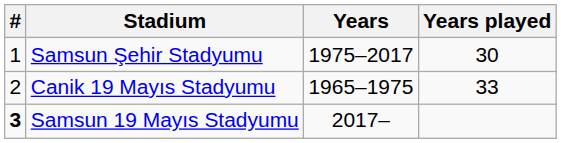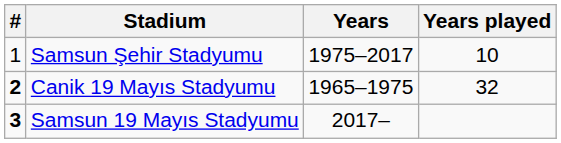(487, 54) 30 -> (487, 54) 10
(15, 87) normal -> (15, 87) bold
(487, 87) 33 -> (487, 87) 32
